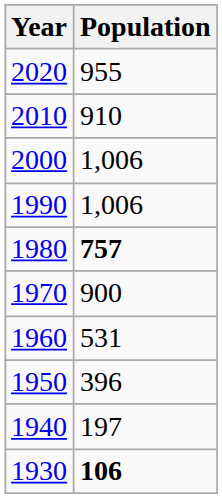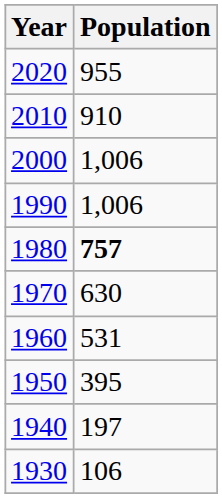(101, 293) 900 -> (101, 293) 630
(101, 381) 396 -> (101, 381) 395
(101, 470) bold -> (101, 470) normal
